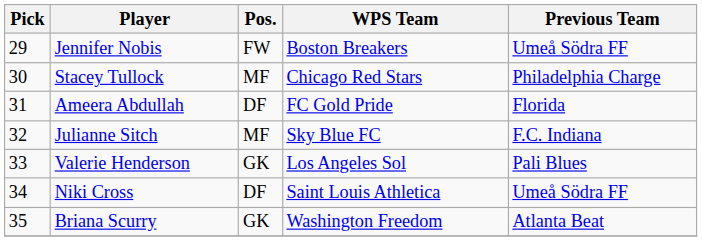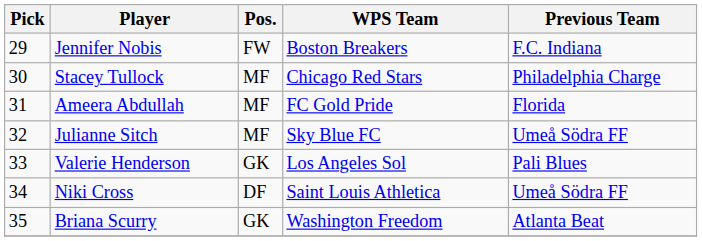(570, 47) Umeå Södra FF -> (557, 47) F.C. Indiana
(255, 105) DF -> (256, 105) MF
(557, 134) F.C. Indiana -> (570, 134) Umeå Södra FF
